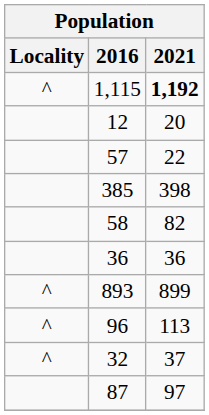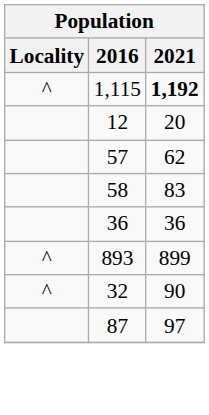(175, 156) 22 -> (175, 156) 62
- row: (117, 190)
(175, 223) 82 -> (175, 190) 83
- row: (117, 325)
(175, 358) 37 -> (175, 291) 90
